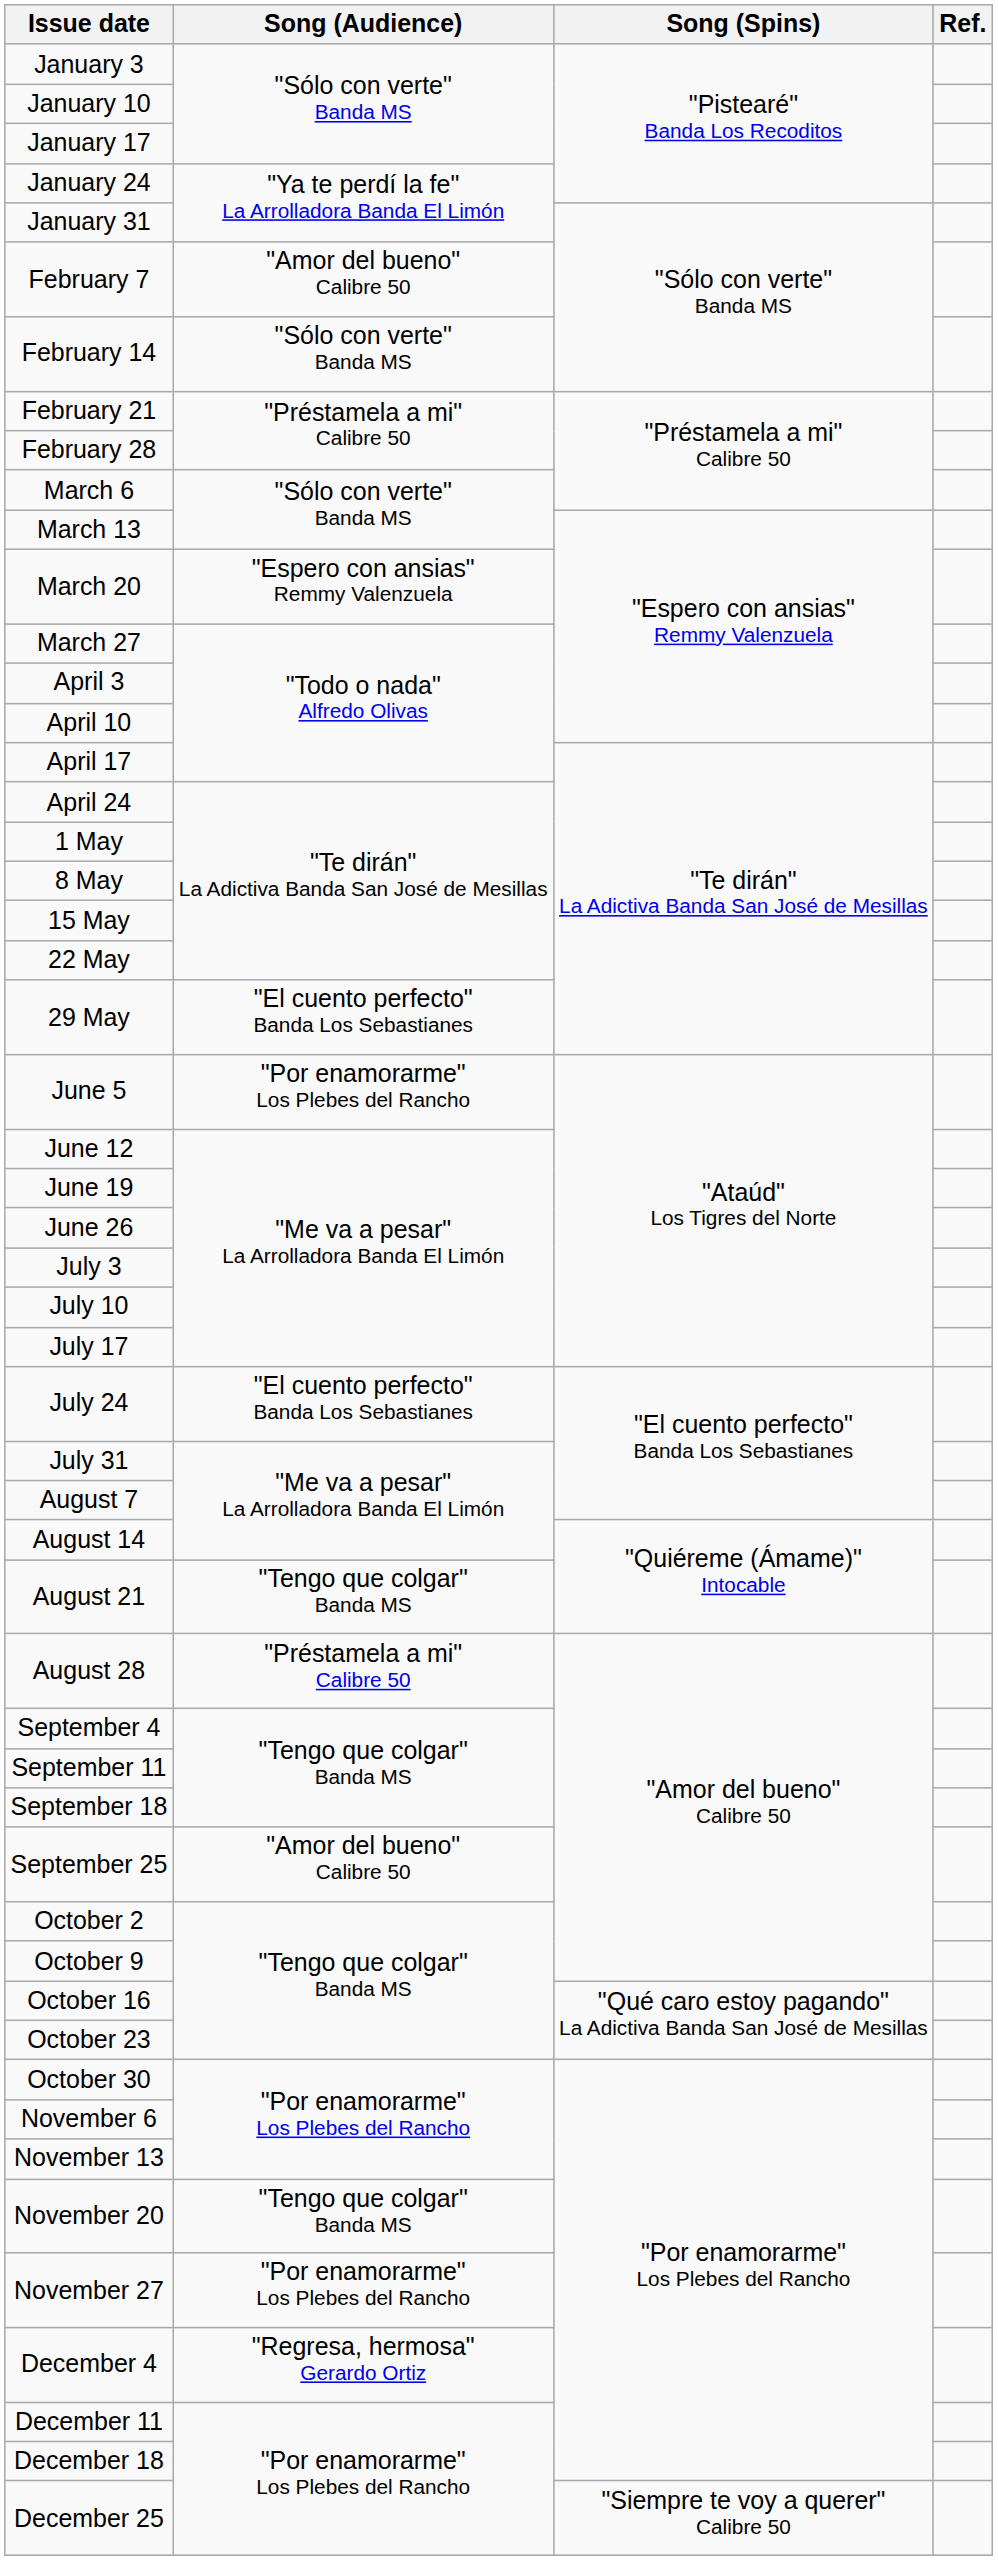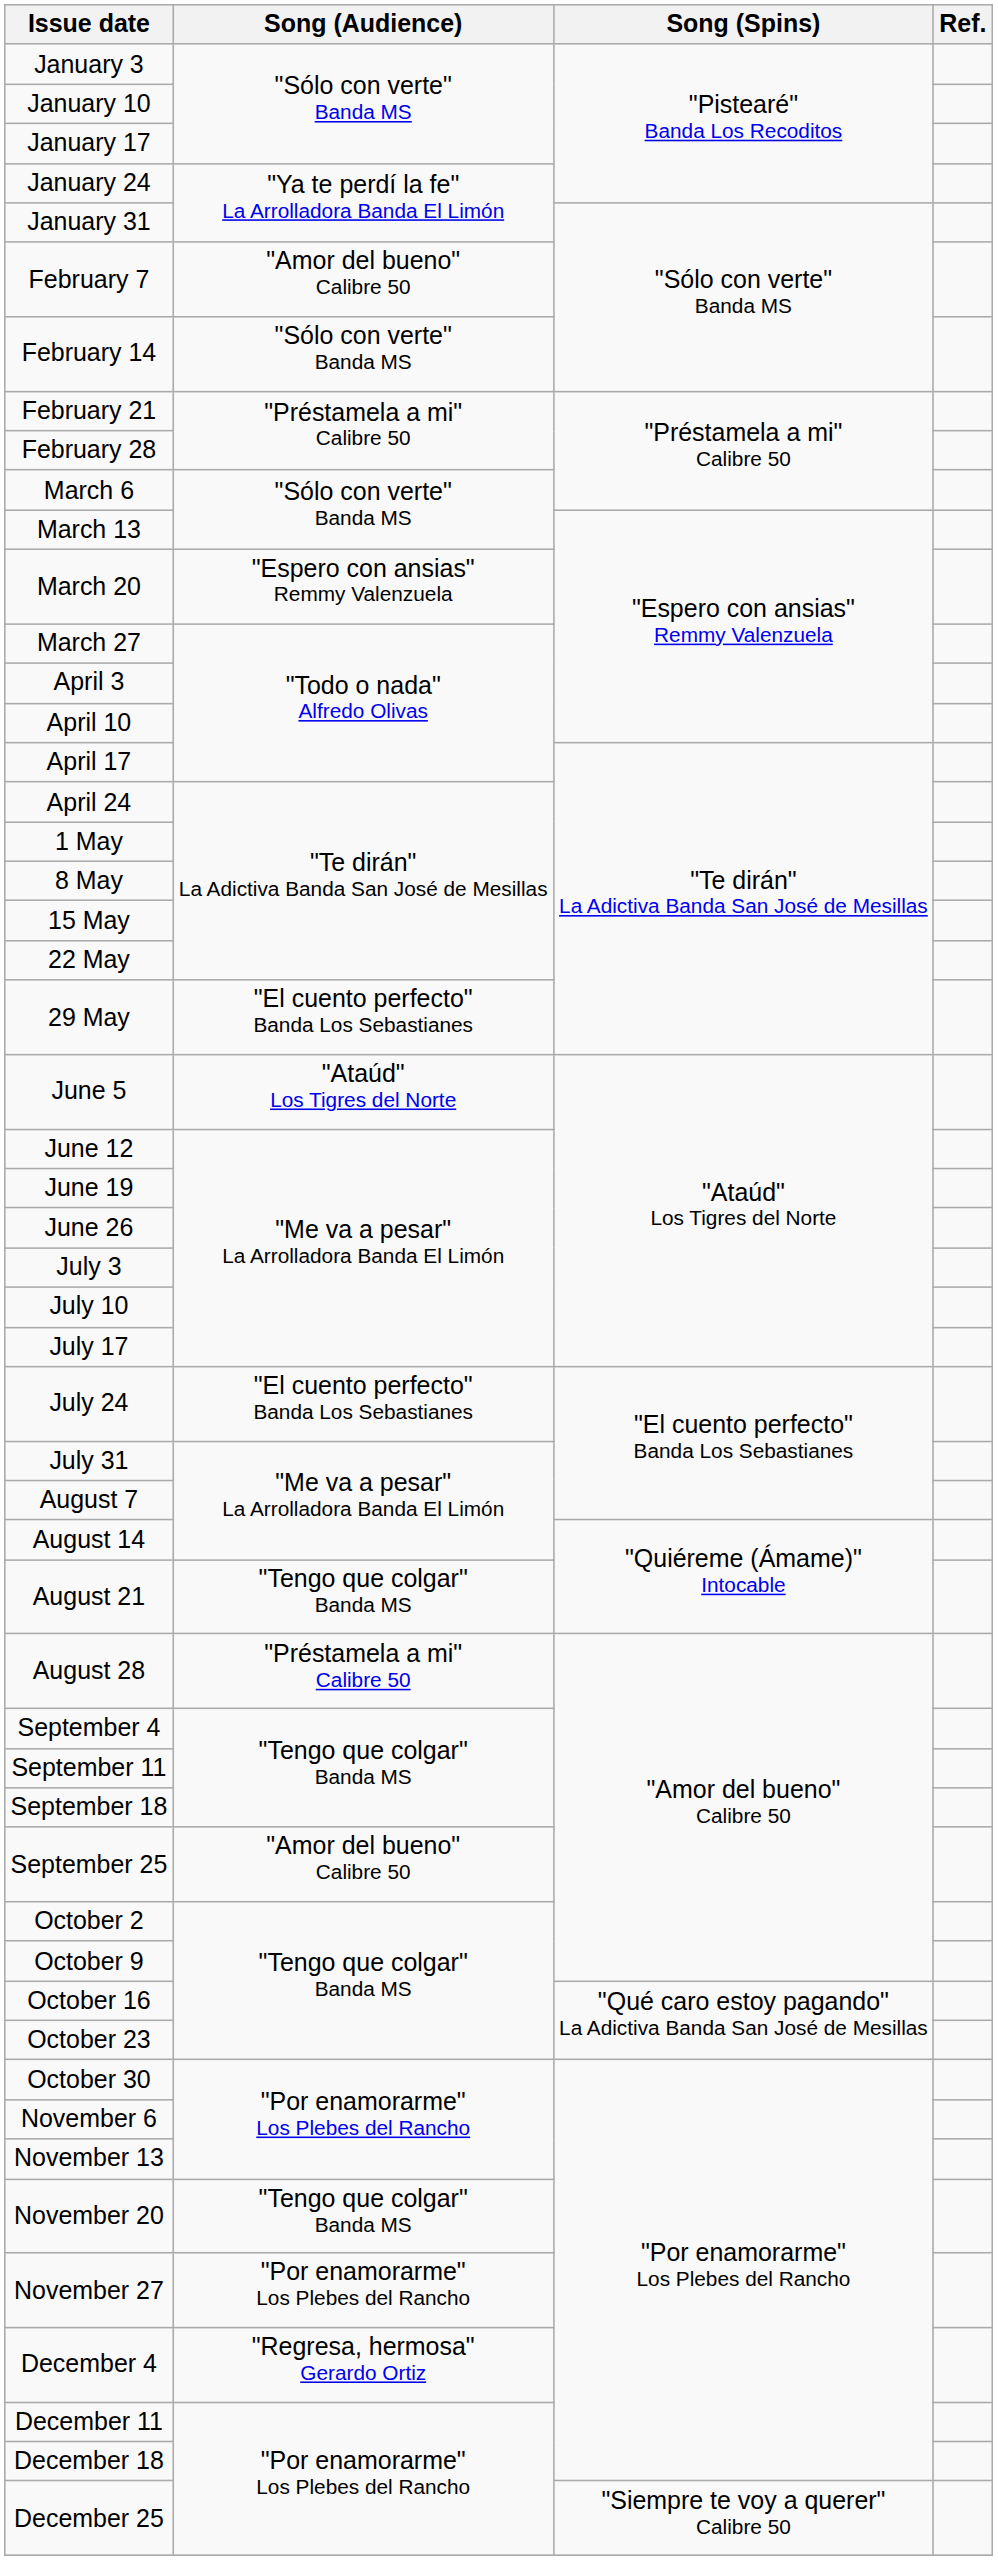(363, 1086) "Por enamorarme" Los Plebes del Rancho -> (363, 1086) "Ataúd" Los Tigres del Norte
